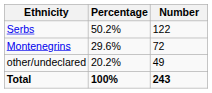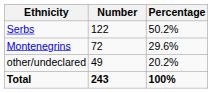columns swapped: (179, 12) <-> (119, 12)
